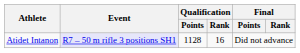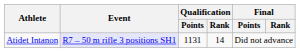(193, 40) 1128 -> (193, 40) 1131
(220, 40) 16 -> (220, 40) 14
